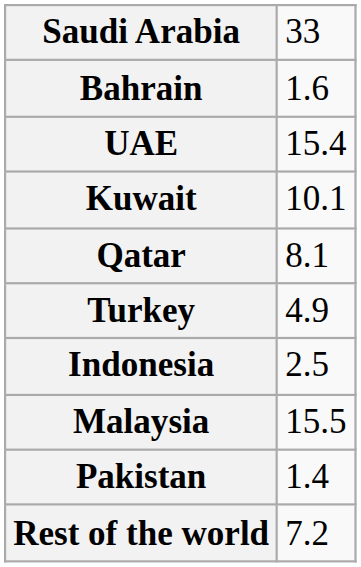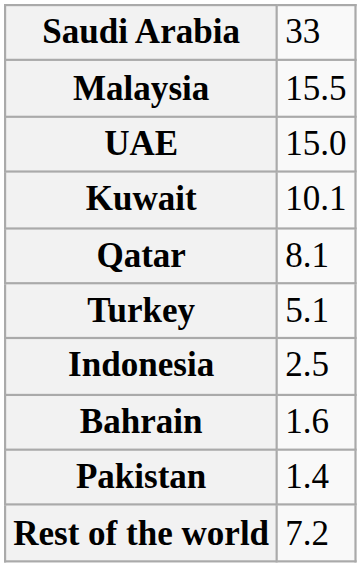rows swapped: (141, 421) <-> (141, 87)
(316, 143) 15.4 -> (316, 143) 15.0
(307, 310) 4.9 -> (307, 310) 5.1
